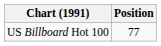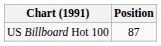(134, 31) 77 -> (134, 31) 87
